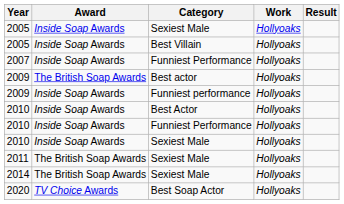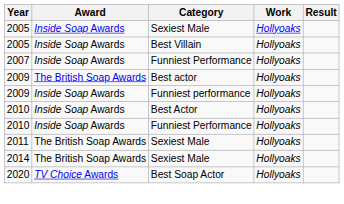- row: (18, 142)
